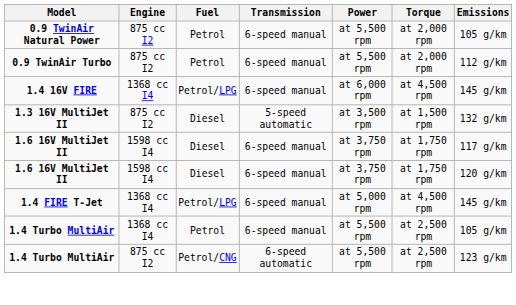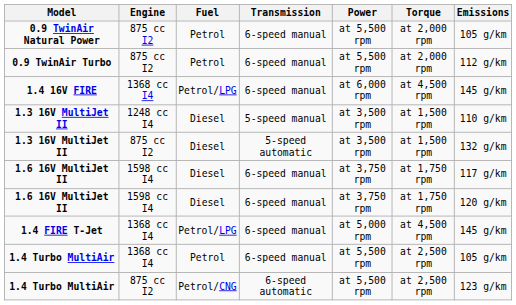+ row: (62, 118)
